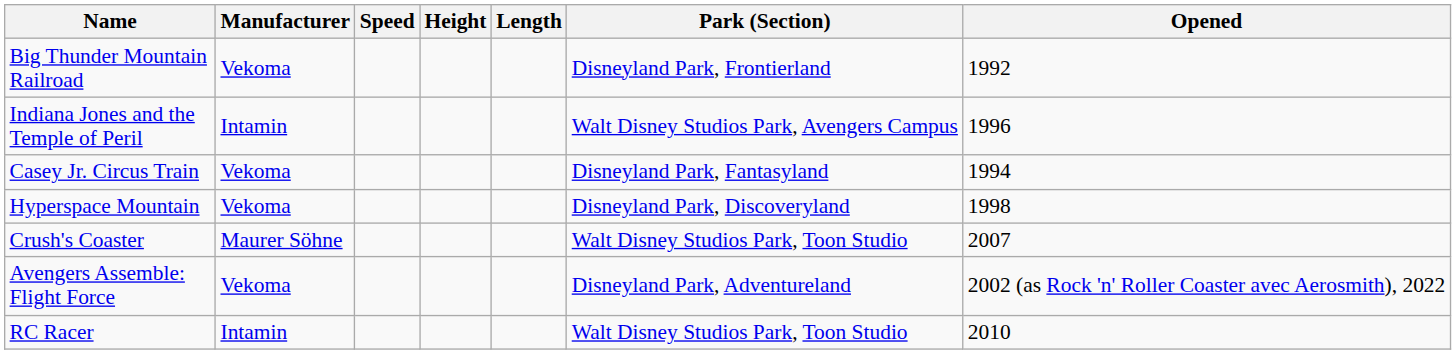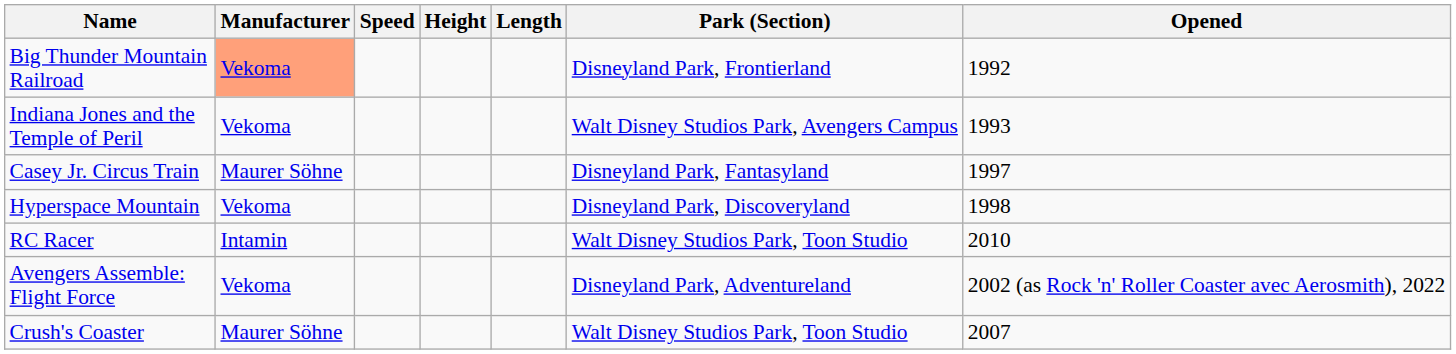(256, 67) no background -> (256, 67) lightsalmon background
(254, 125) Intamin -> (256, 125) Vekoma
(989, 125) 1996 -> (989, 125) 1993
(256, 171) Vekoma -> (282, 171) Maurer Söhne
(989, 171) 1994 -> (989, 171) 1997
rows swapped: (52, 331) <-> (77, 239)
